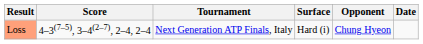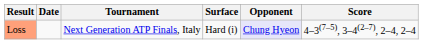columns swapped: (406, 12) <-> (95, 12)
(363, 29) no background -> (271, 29) lavender background
